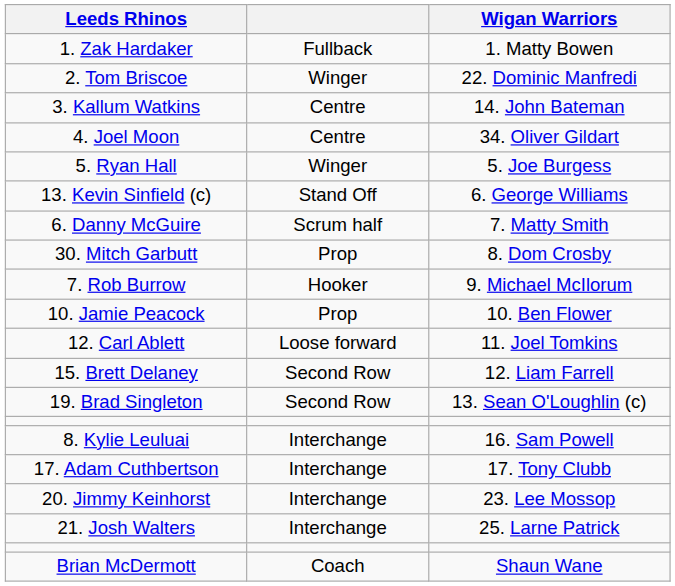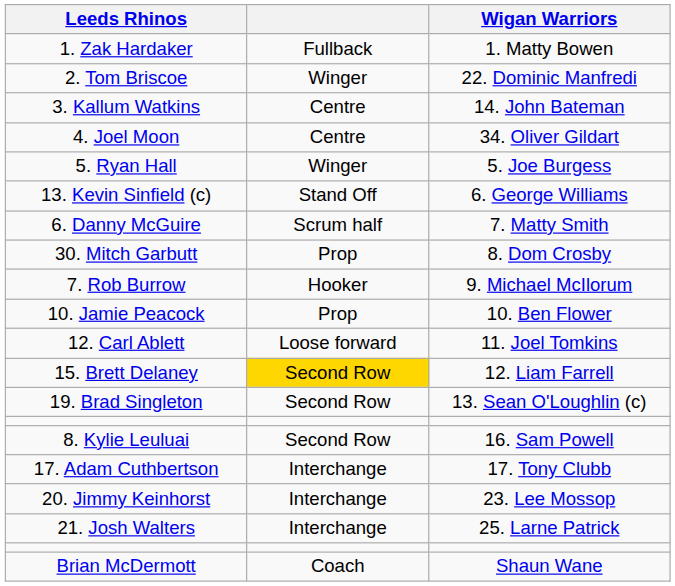(338, 372) no background -> (338, 372) gold background
(338, 439) Interchange -> (338, 439) Second Row
